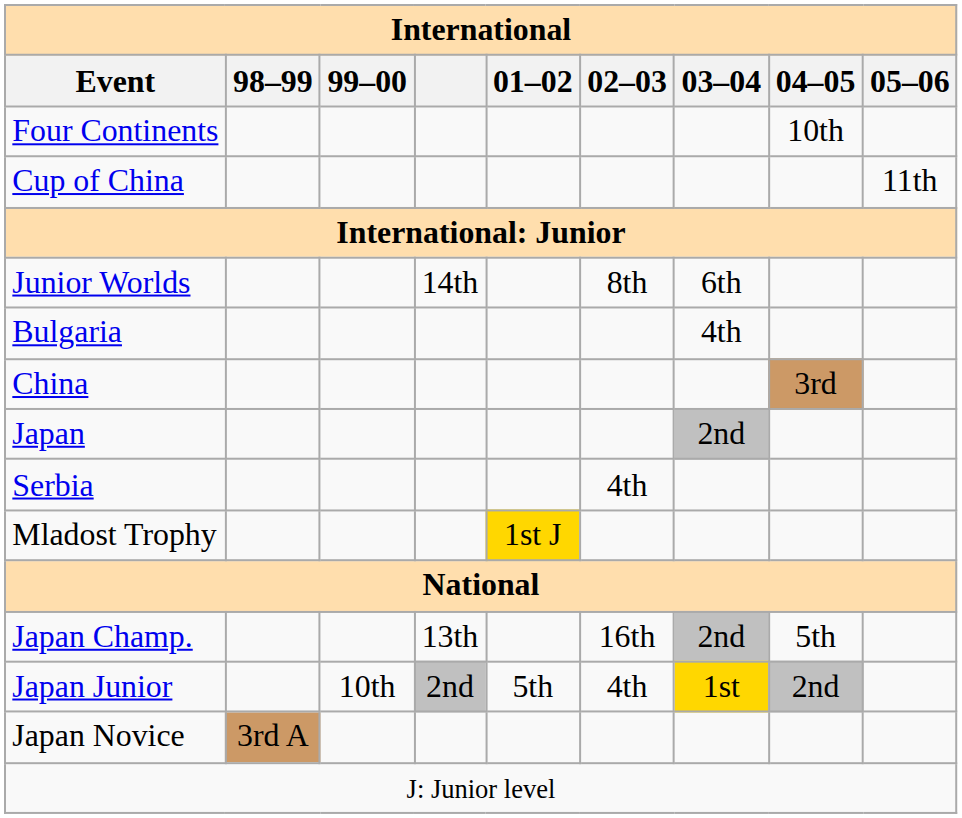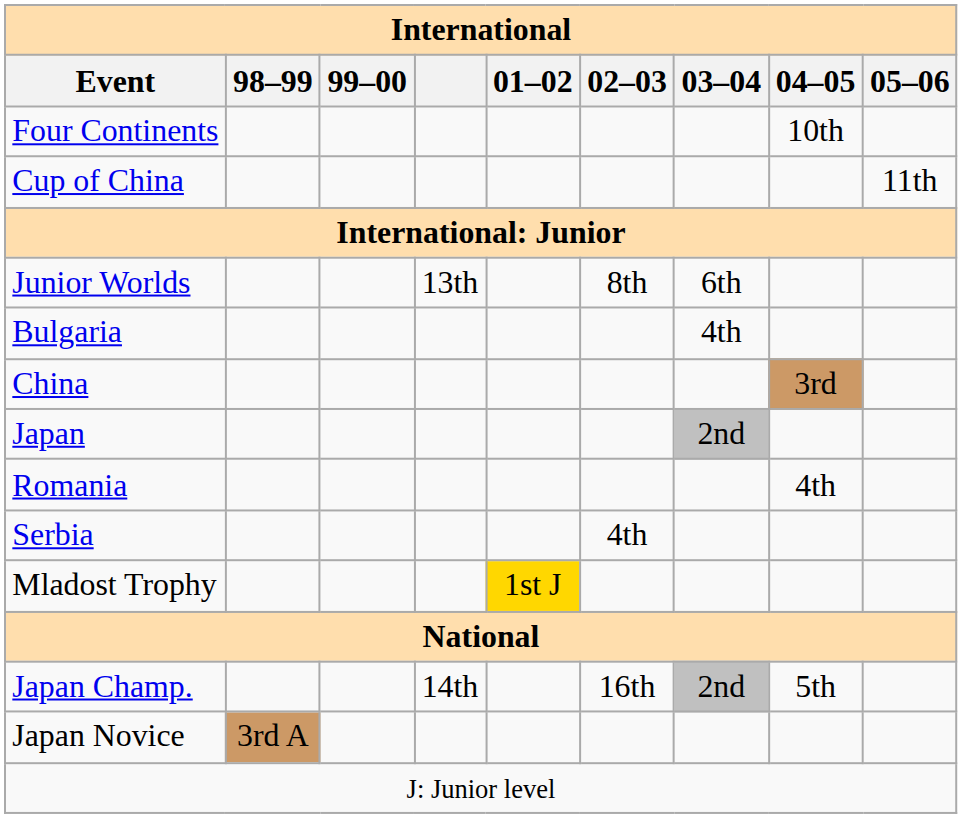(450, 282) 14th -> (450, 282) 13th
+ row: (70, 484)
(450, 635) 13th -> (450, 686) 14th
- row: (92, 686)
